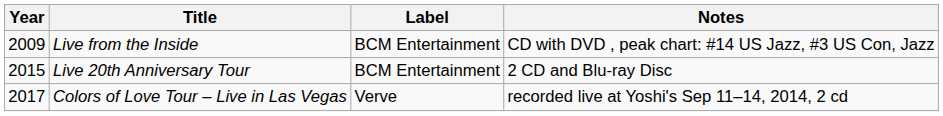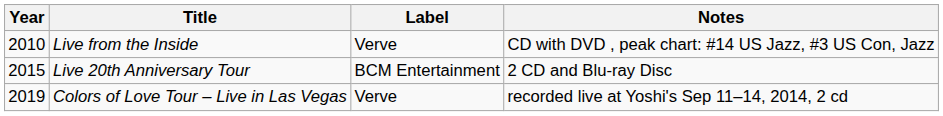(27, 44) 2009 -> (27, 44) 2010
(427, 44) BCM Entertainment -> (376, 44) Verve
(27, 96) 2017 -> (27, 96) 2019
